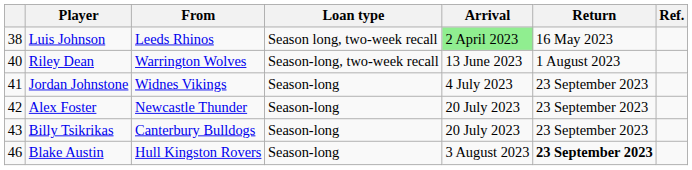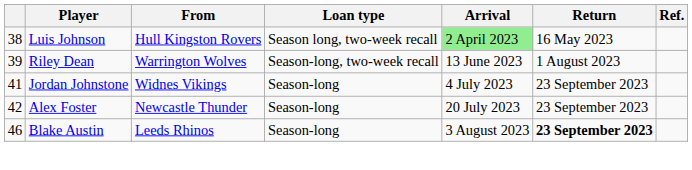(174, 38) Leeds Rhinos -> (198, 38) Hull Kingston Rovers
(15, 61) 40 -> (15, 61) 39
- row: (71, 130)
(198, 152) Hull Kingston Rovers -> (174, 130) Leeds Rhinos
